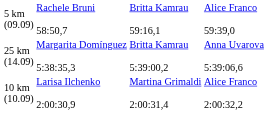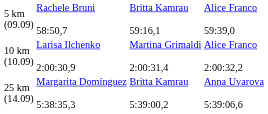rows swapped: (19, 93) <-> (19, 56)
